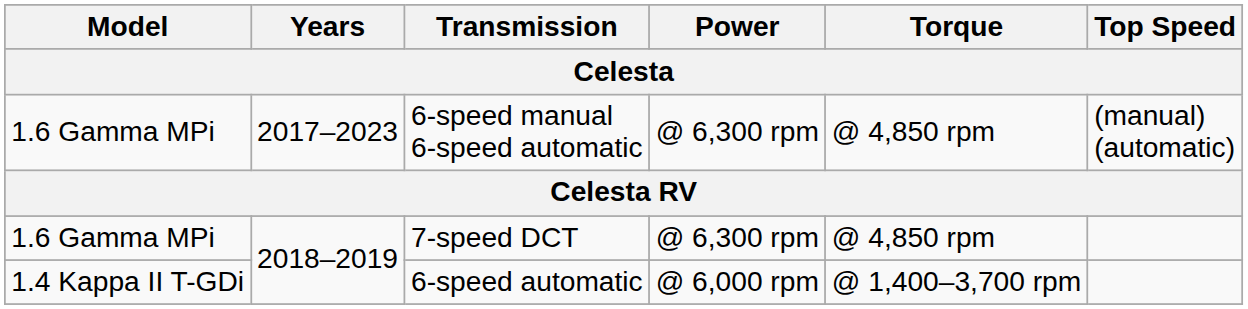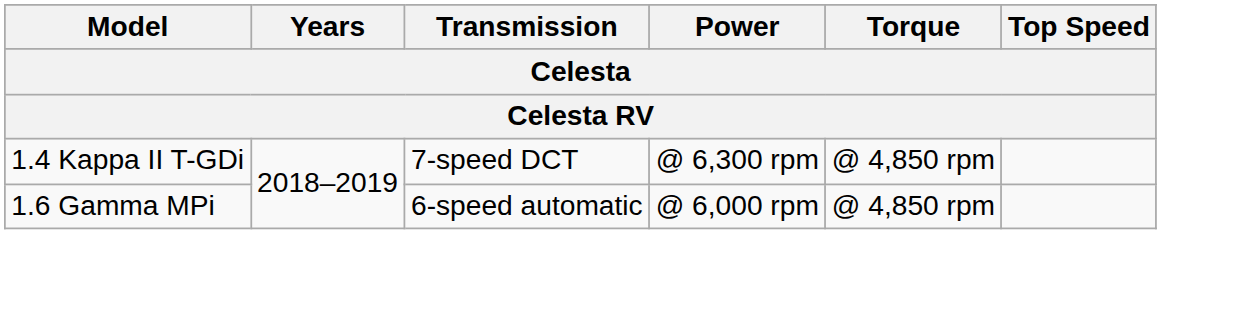- row: (527, 131)
(113, 237) 1.6 Gamma MPi -> (128, 160) 1.4 Kappa II T-GDi
(128, 281) 1.4 Kappa II T-GDi -> (113, 205) 1.6 Gamma MPi
(957, 281) @ 1,400–3,700 rpm -> (913, 205) @ 4,850 rpm
